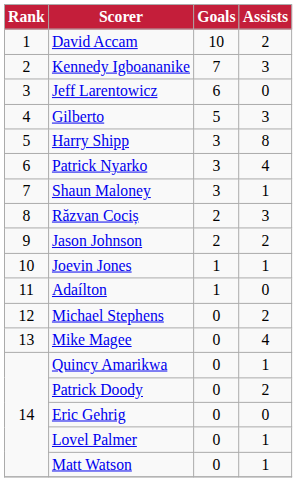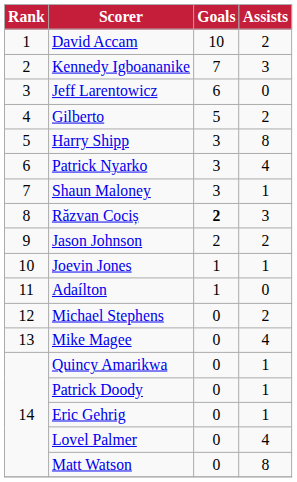(265, 116) 3 -> (265, 116) 2
(216, 215) normal -> (216, 215) bold
(265, 389) 2 -> (265, 389) 1
(265, 414) 0 -> (265, 414) 1
(265, 439) 1 -> (265, 439) 4
(265, 464) 1 -> (265, 464) 8
